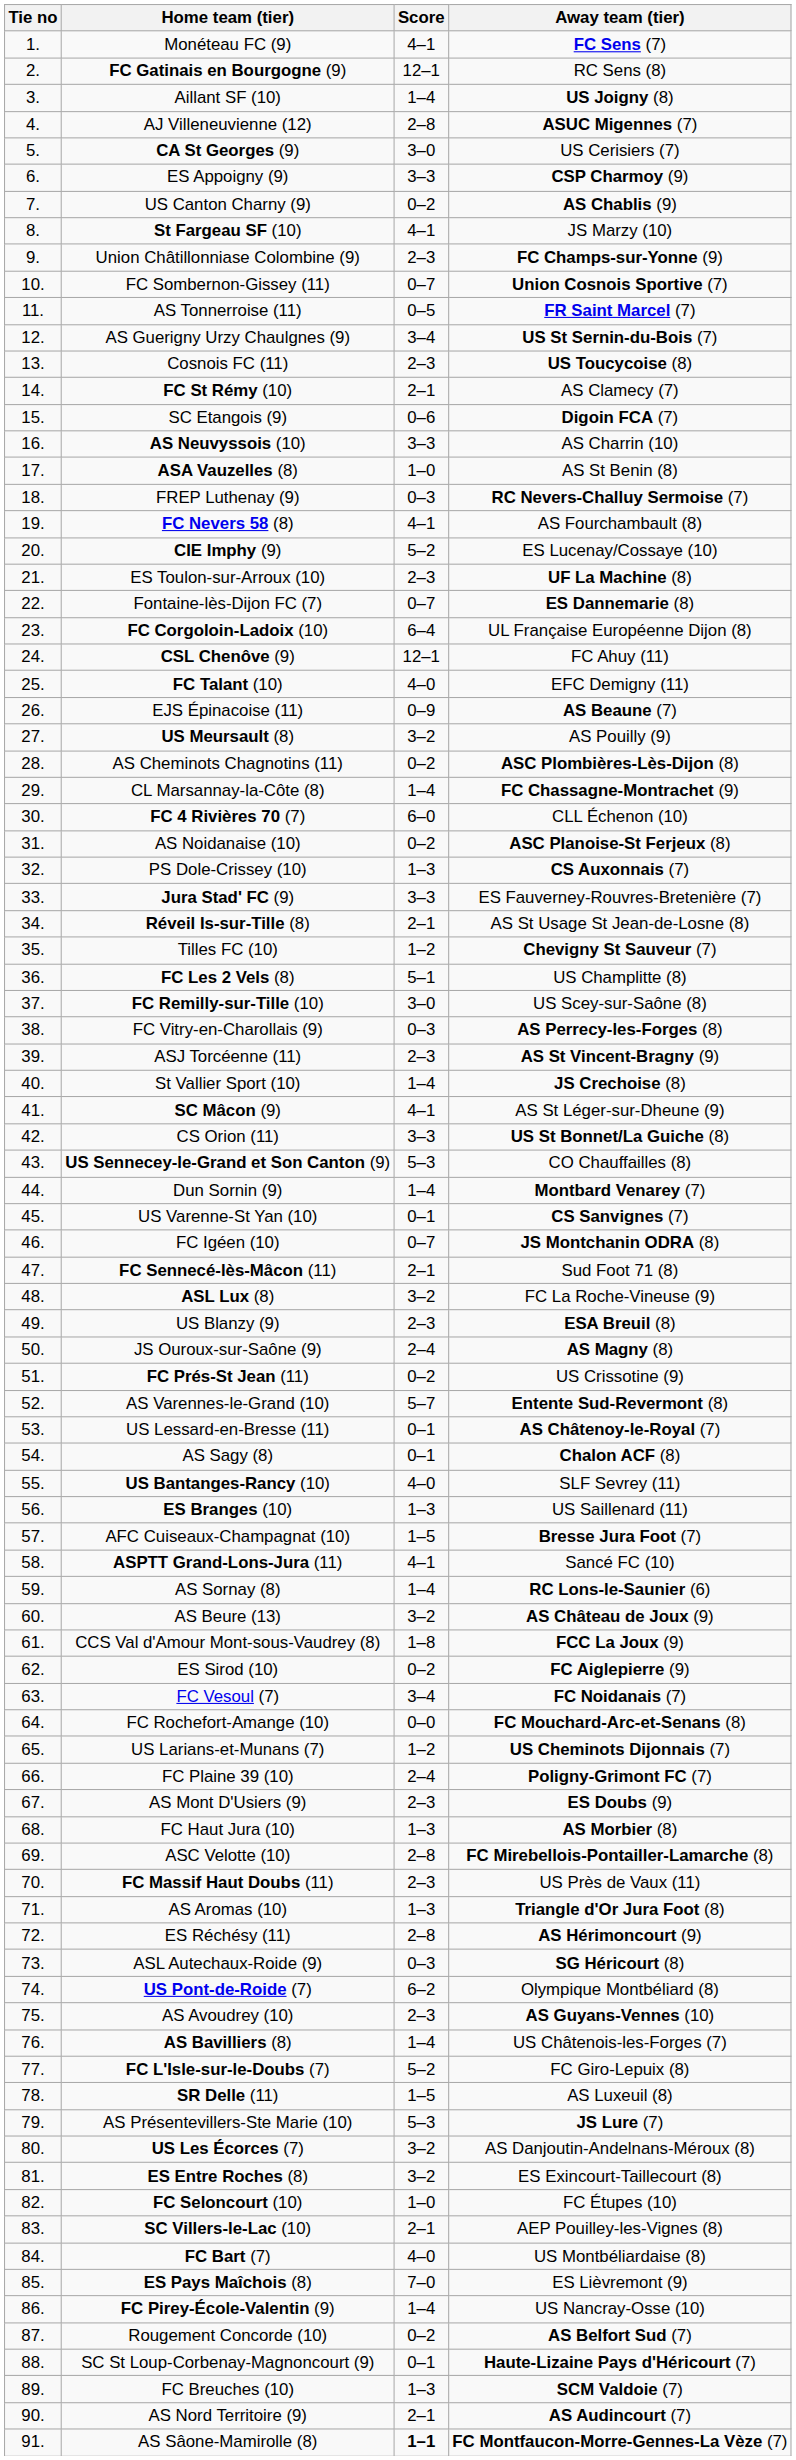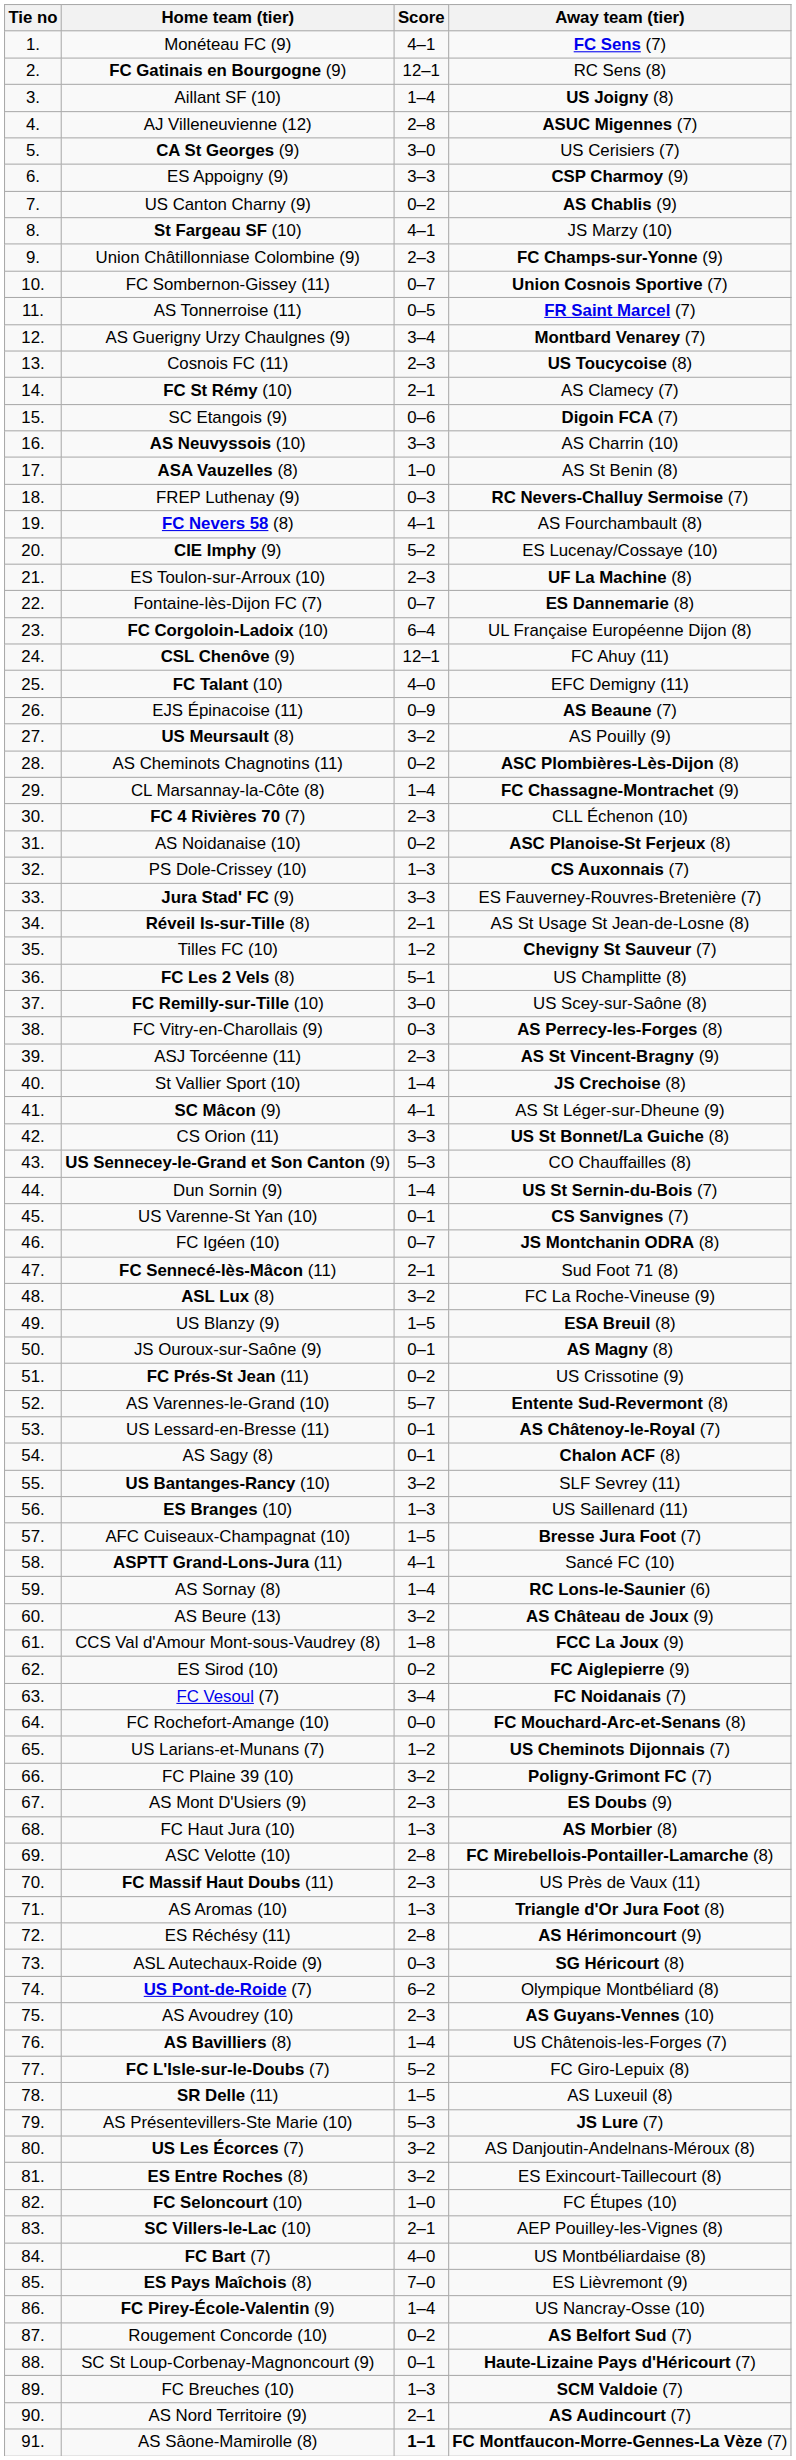(620, 337) US St Sernin-du-Bois (7) -> (620, 337) Montbard Venarey (7)
(421, 817) 6–0 -> (421, 817) 2–3
(620, 1190) Montbard Venarey (7) -> (620, 1190) US St Sernin-du-Bois (7)
(421, 1323) 2–3 -> (421, 1323) 1–5
(421, 1350) 2–4 -> (421, 1350) 0–1
(421, 1483) 4–0 -> (421, 1483) 3–2
(421, 1776) 2–4 -> (421, 1776) 3–2
